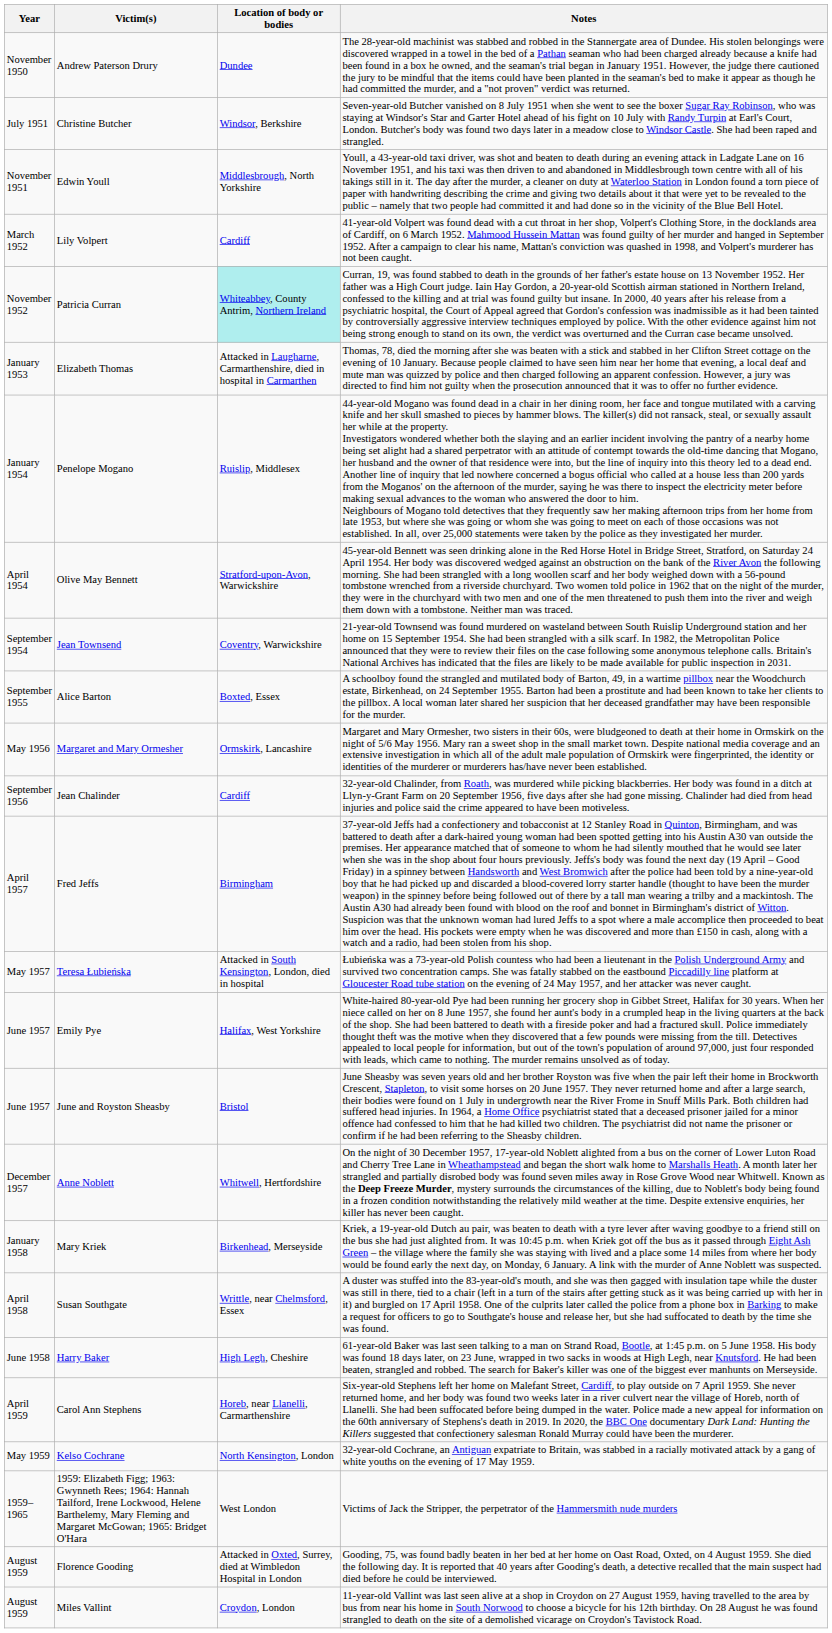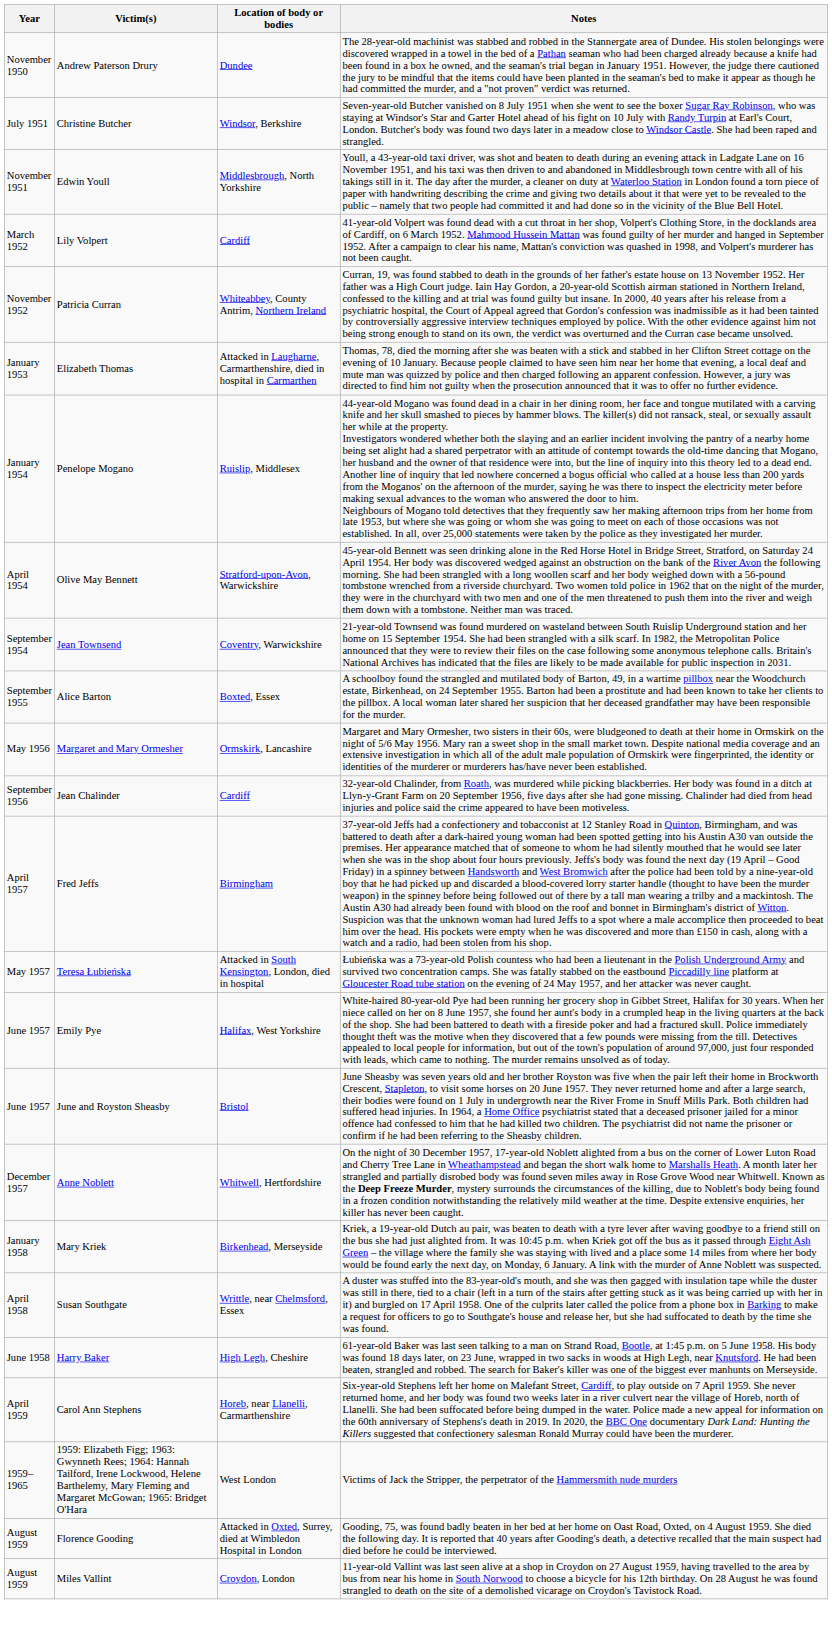(273, 304) paleturquoise background -> (273, 304) no background
- row: (91, 1456)
